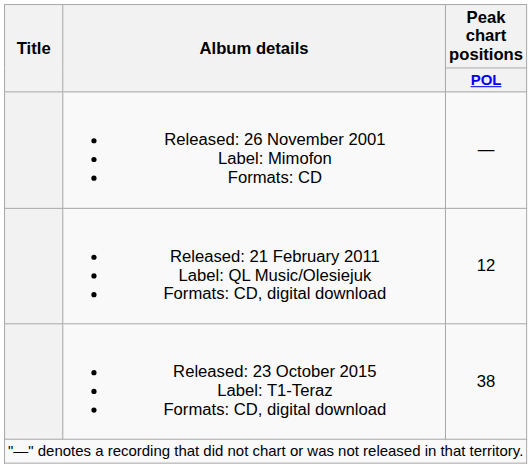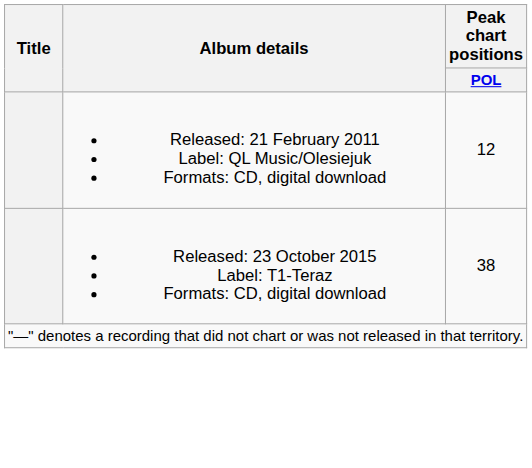- row: (254, 159)
